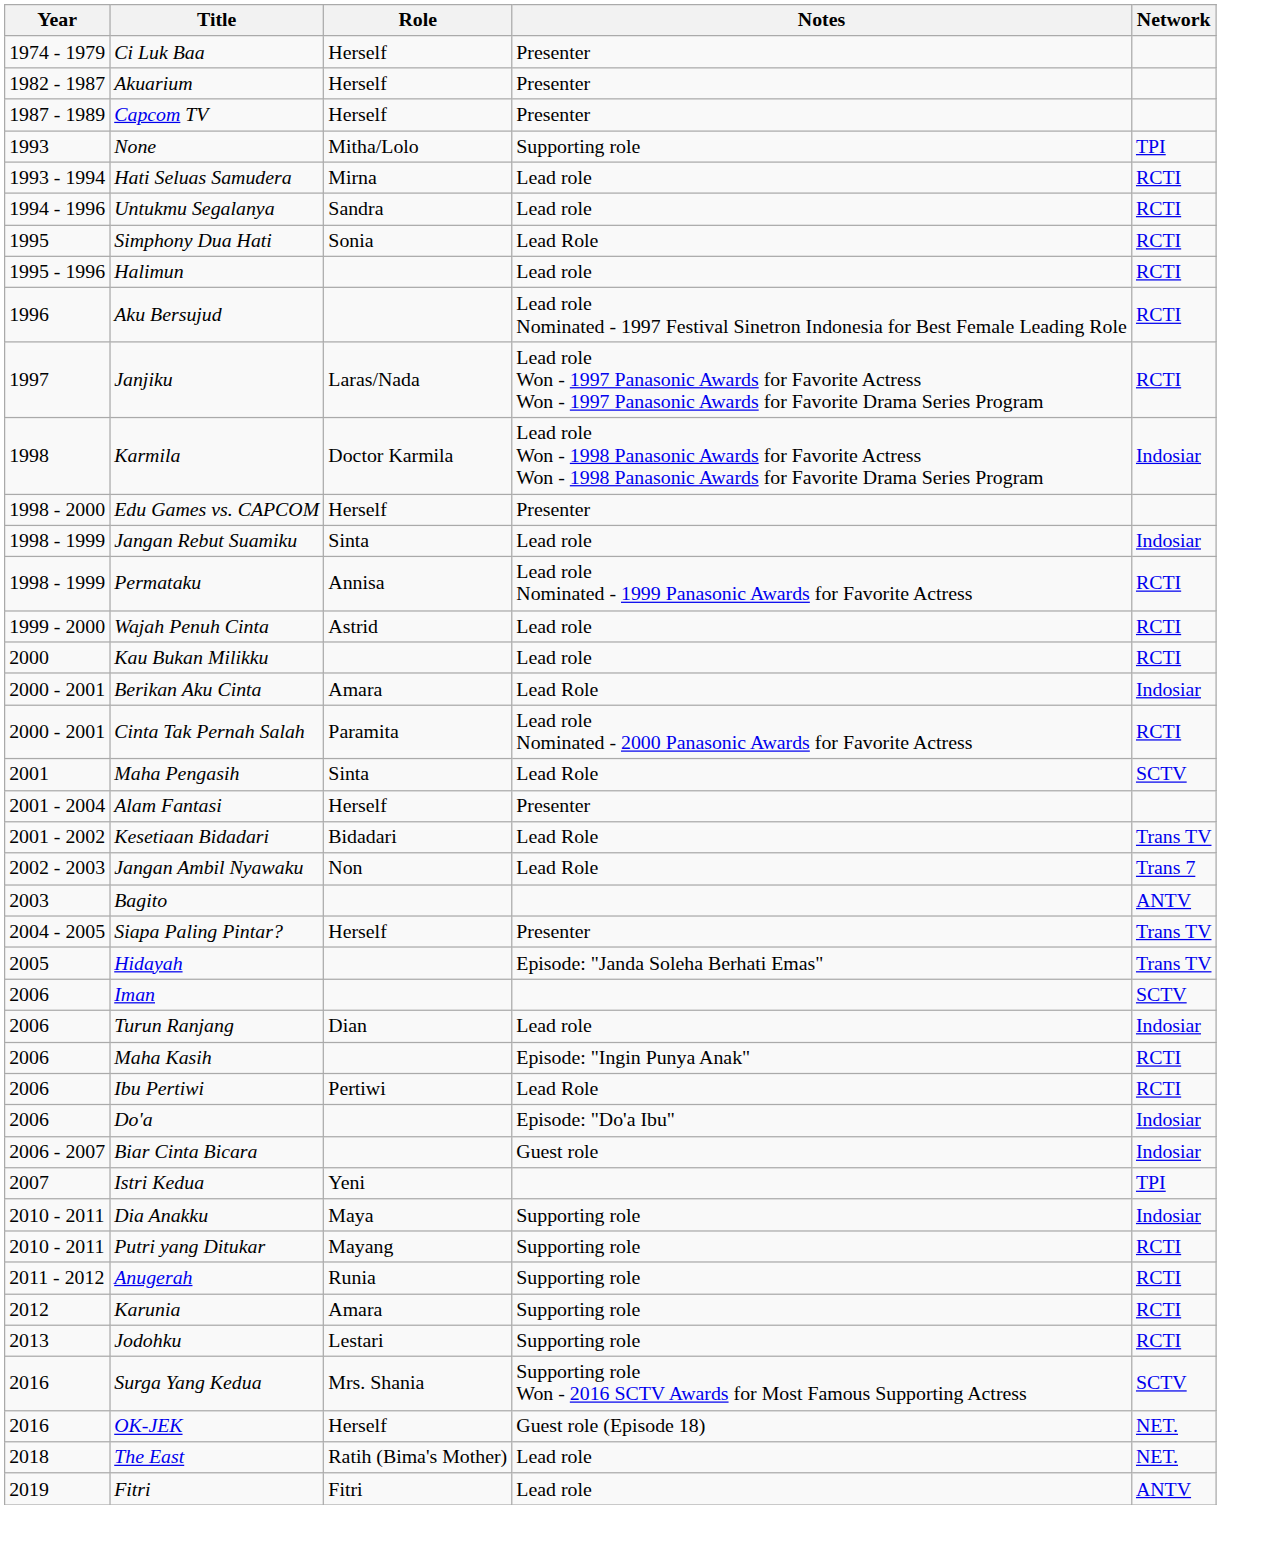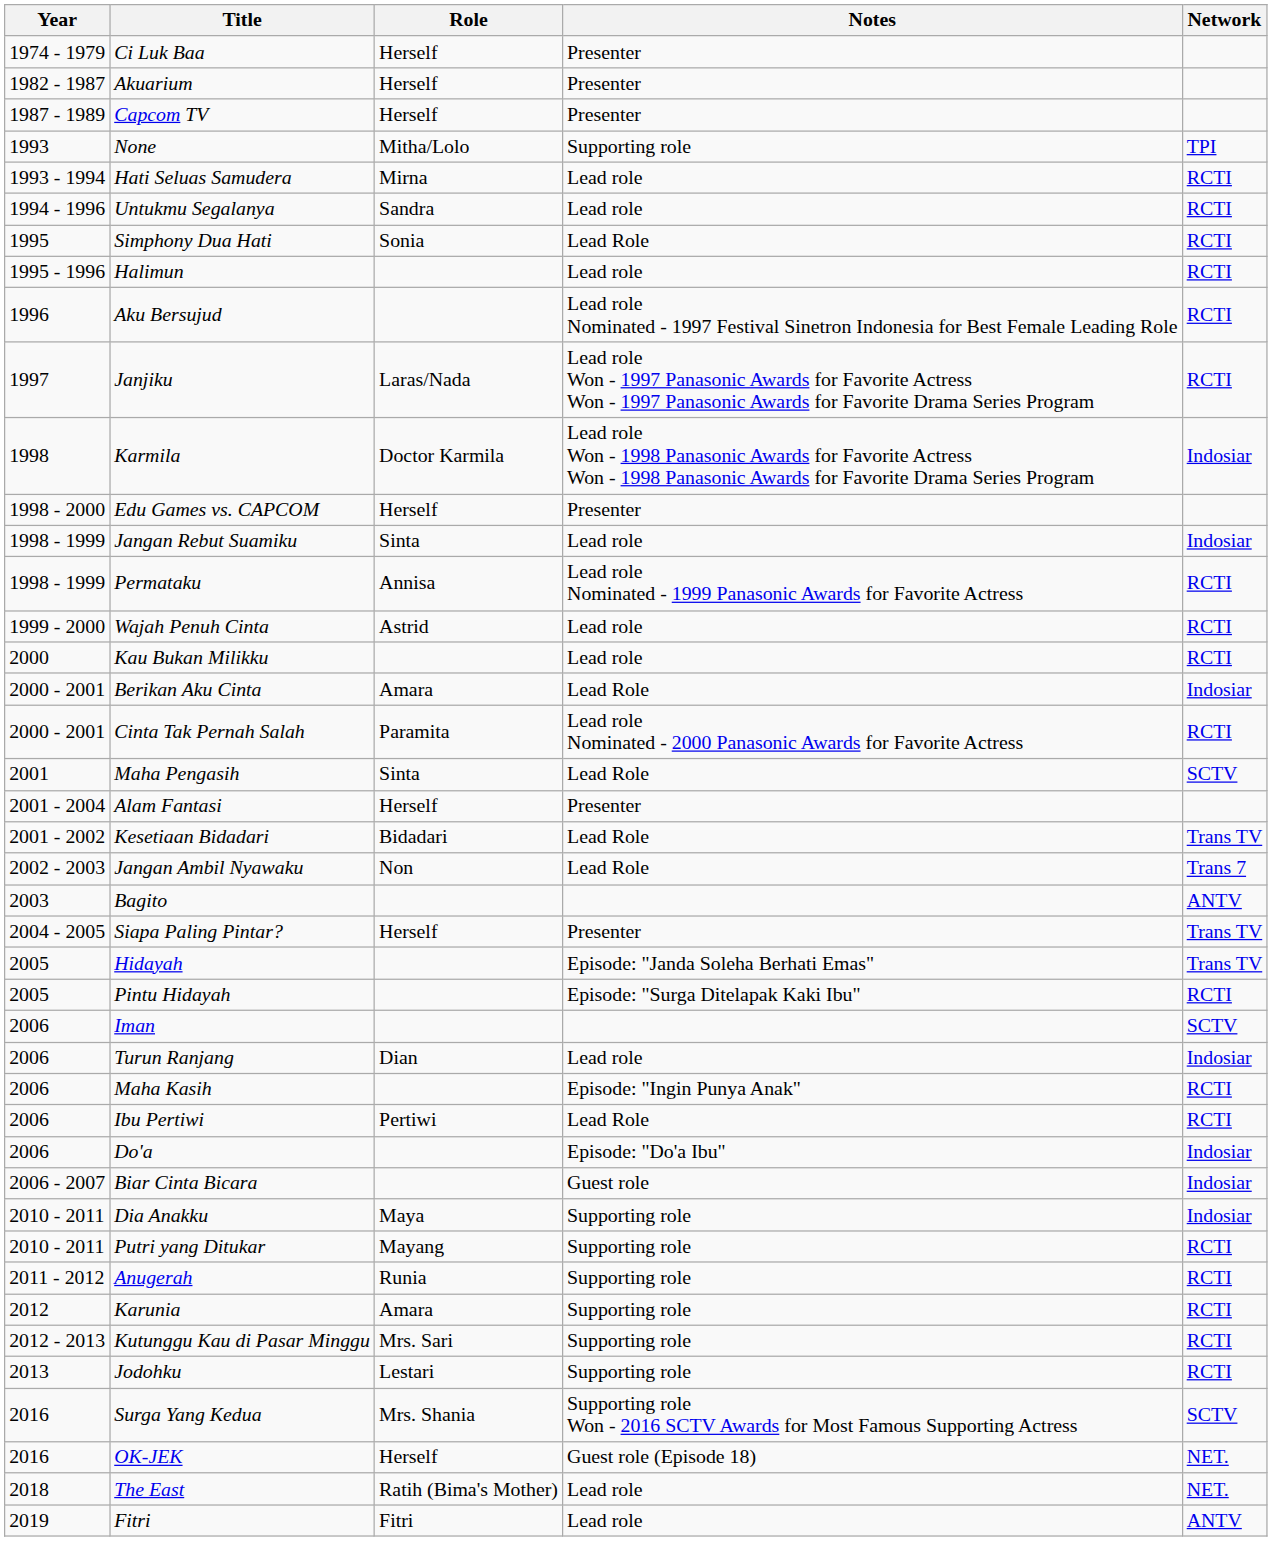+ row: (172, 994)
- row: (159, 1183)
+ row: (242, 1340)
